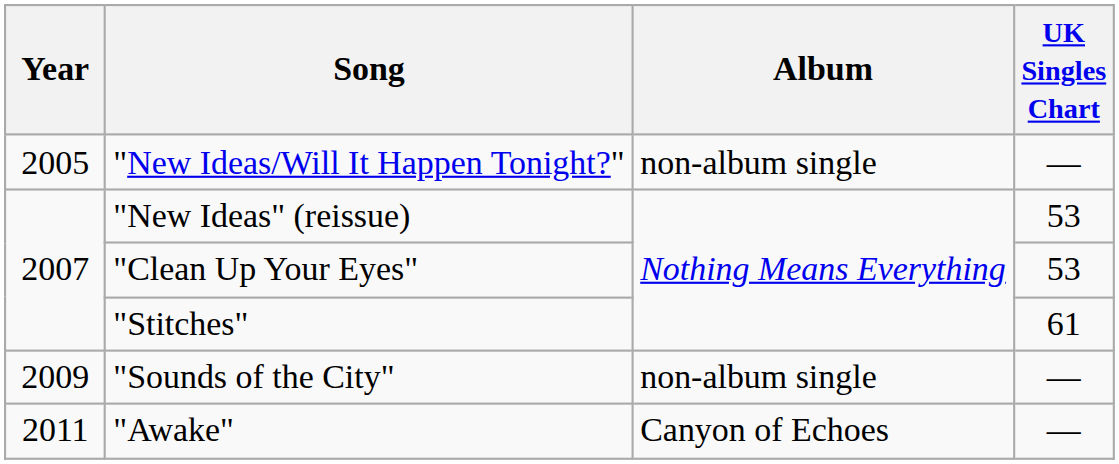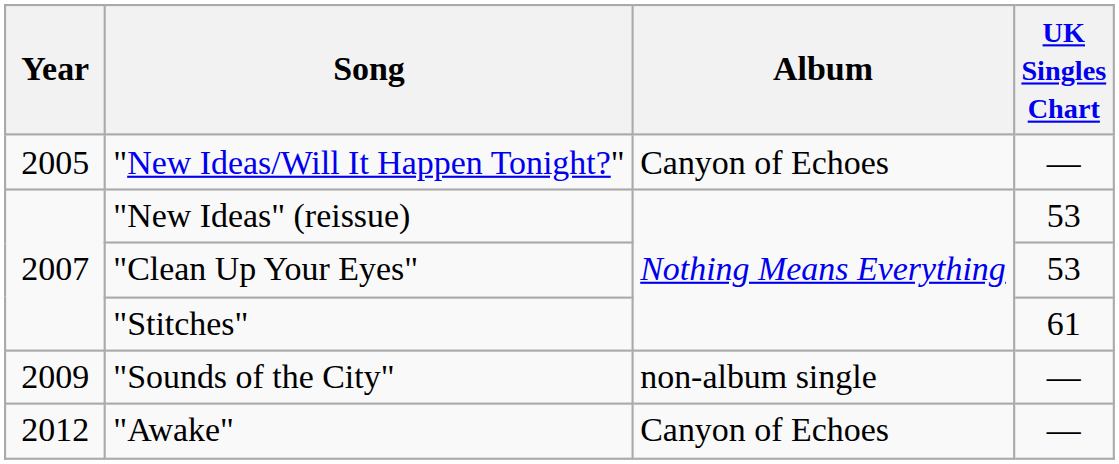(758, 161) non-album single -> (765, 161) Canyon of Echoes
(55, 430) 2011 -> (55, 430) 2012
